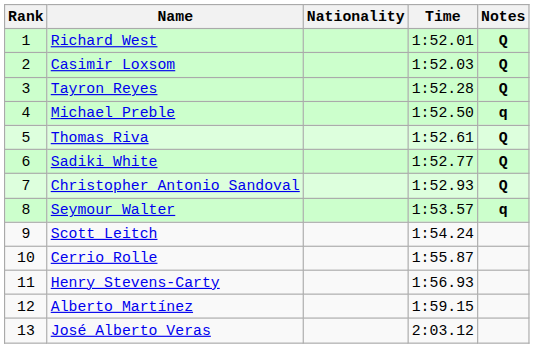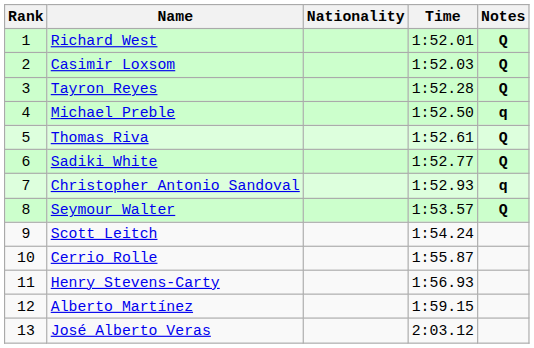(503, 186) Q -> (503, 186) q
(503, 210) q -> (503, 210) Q
